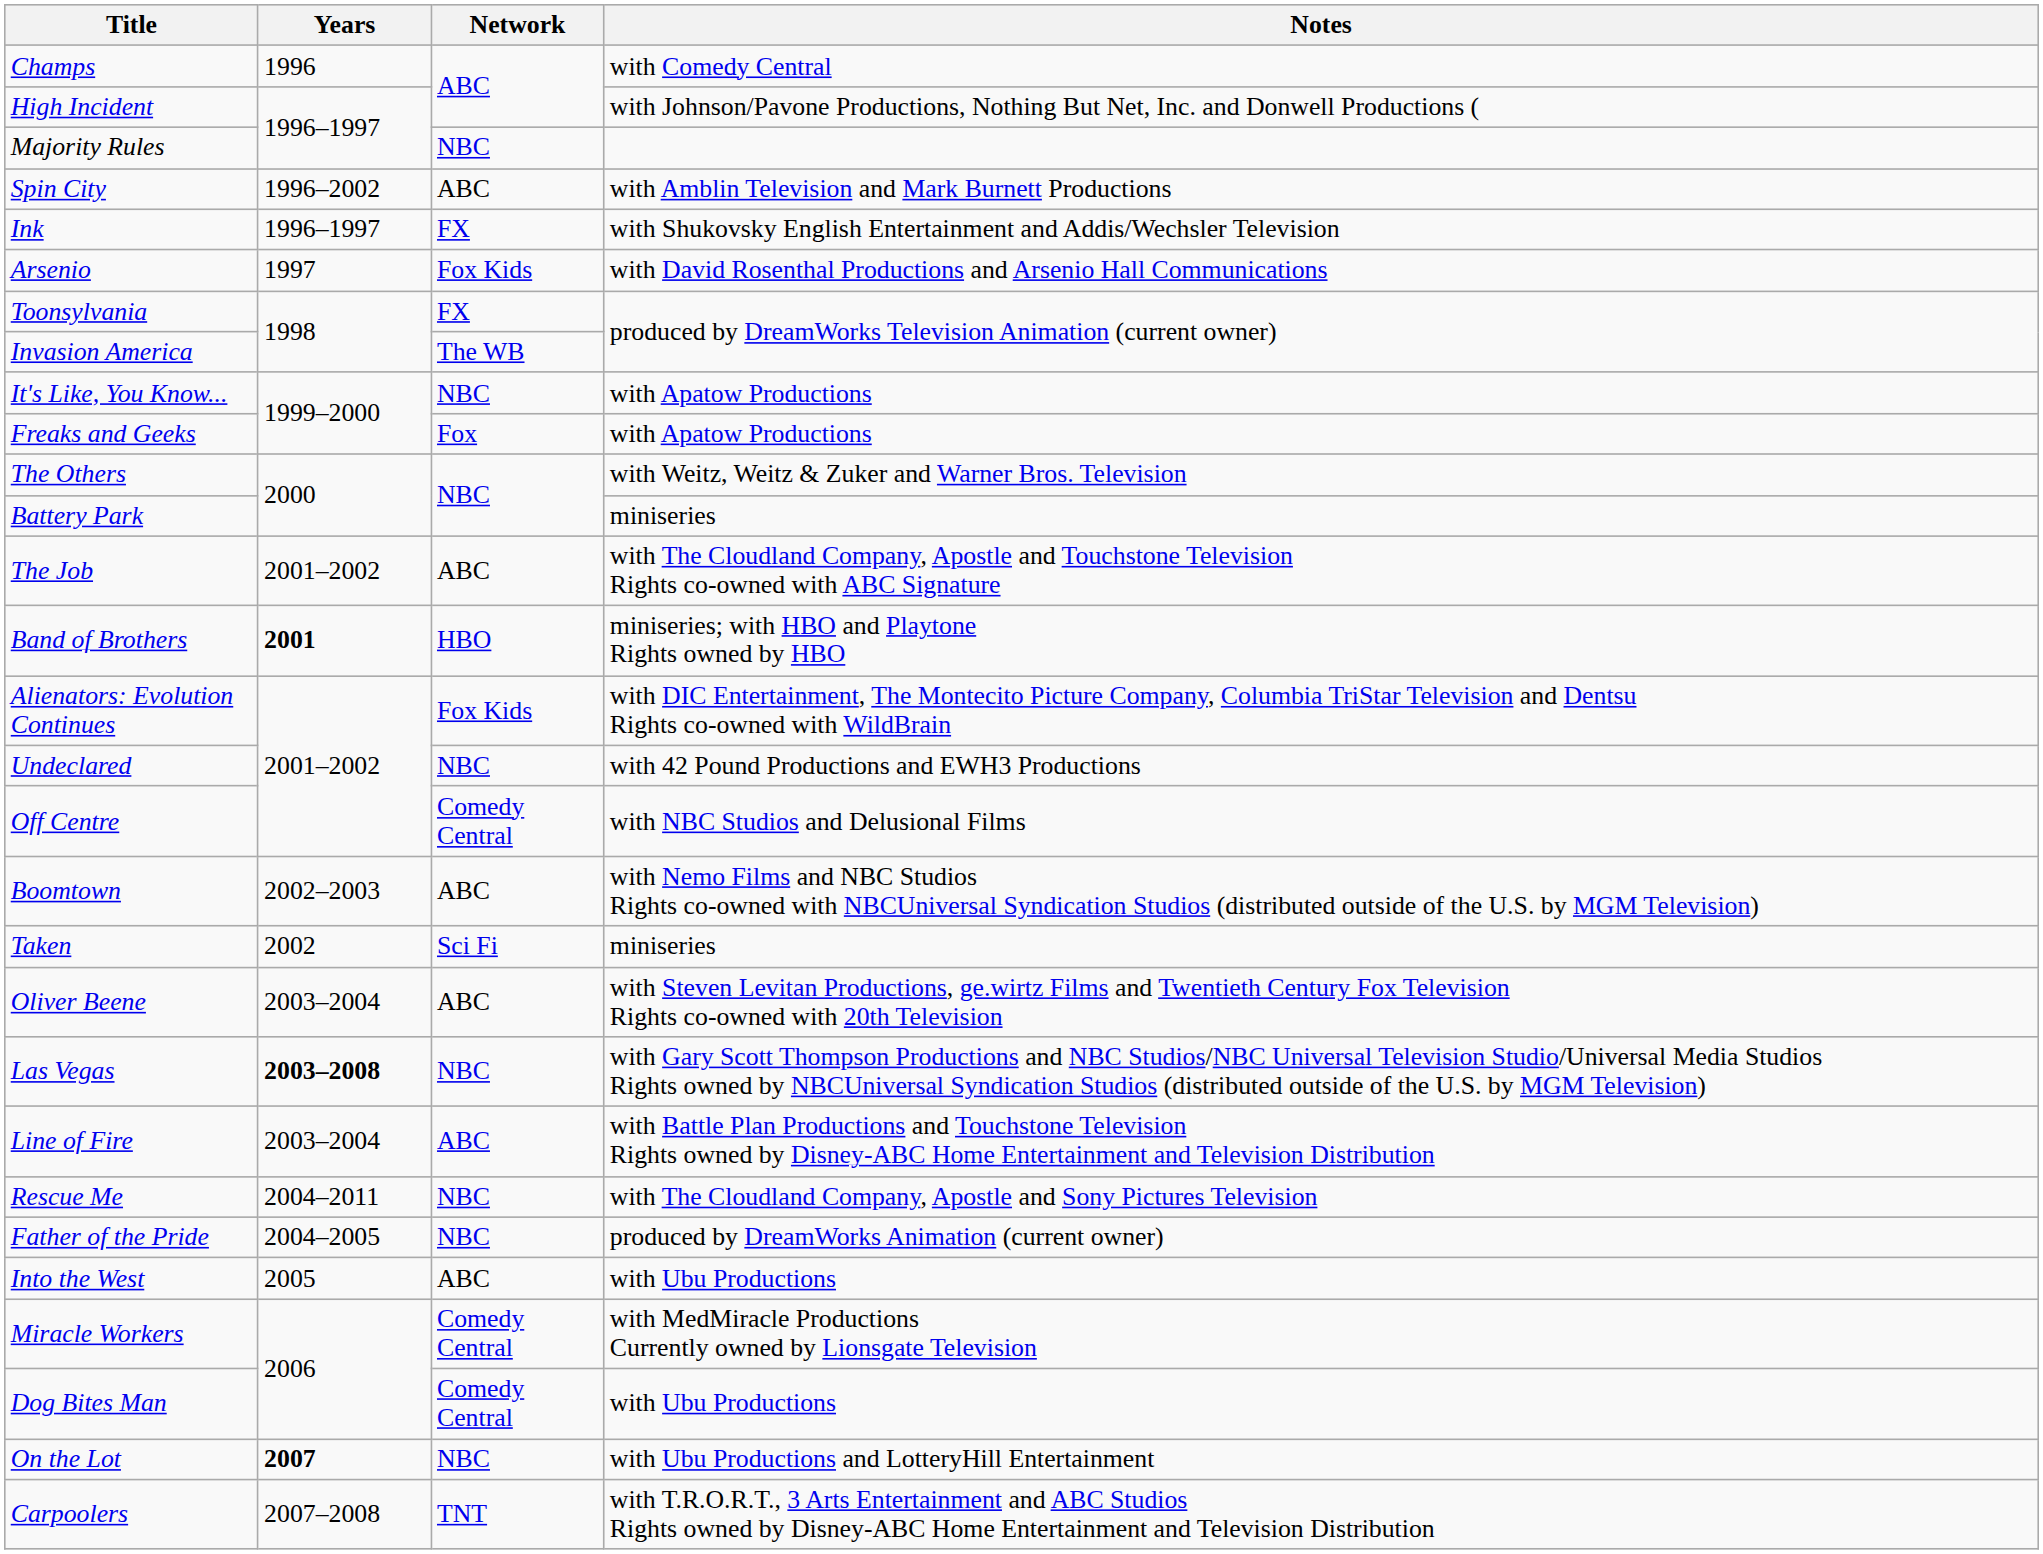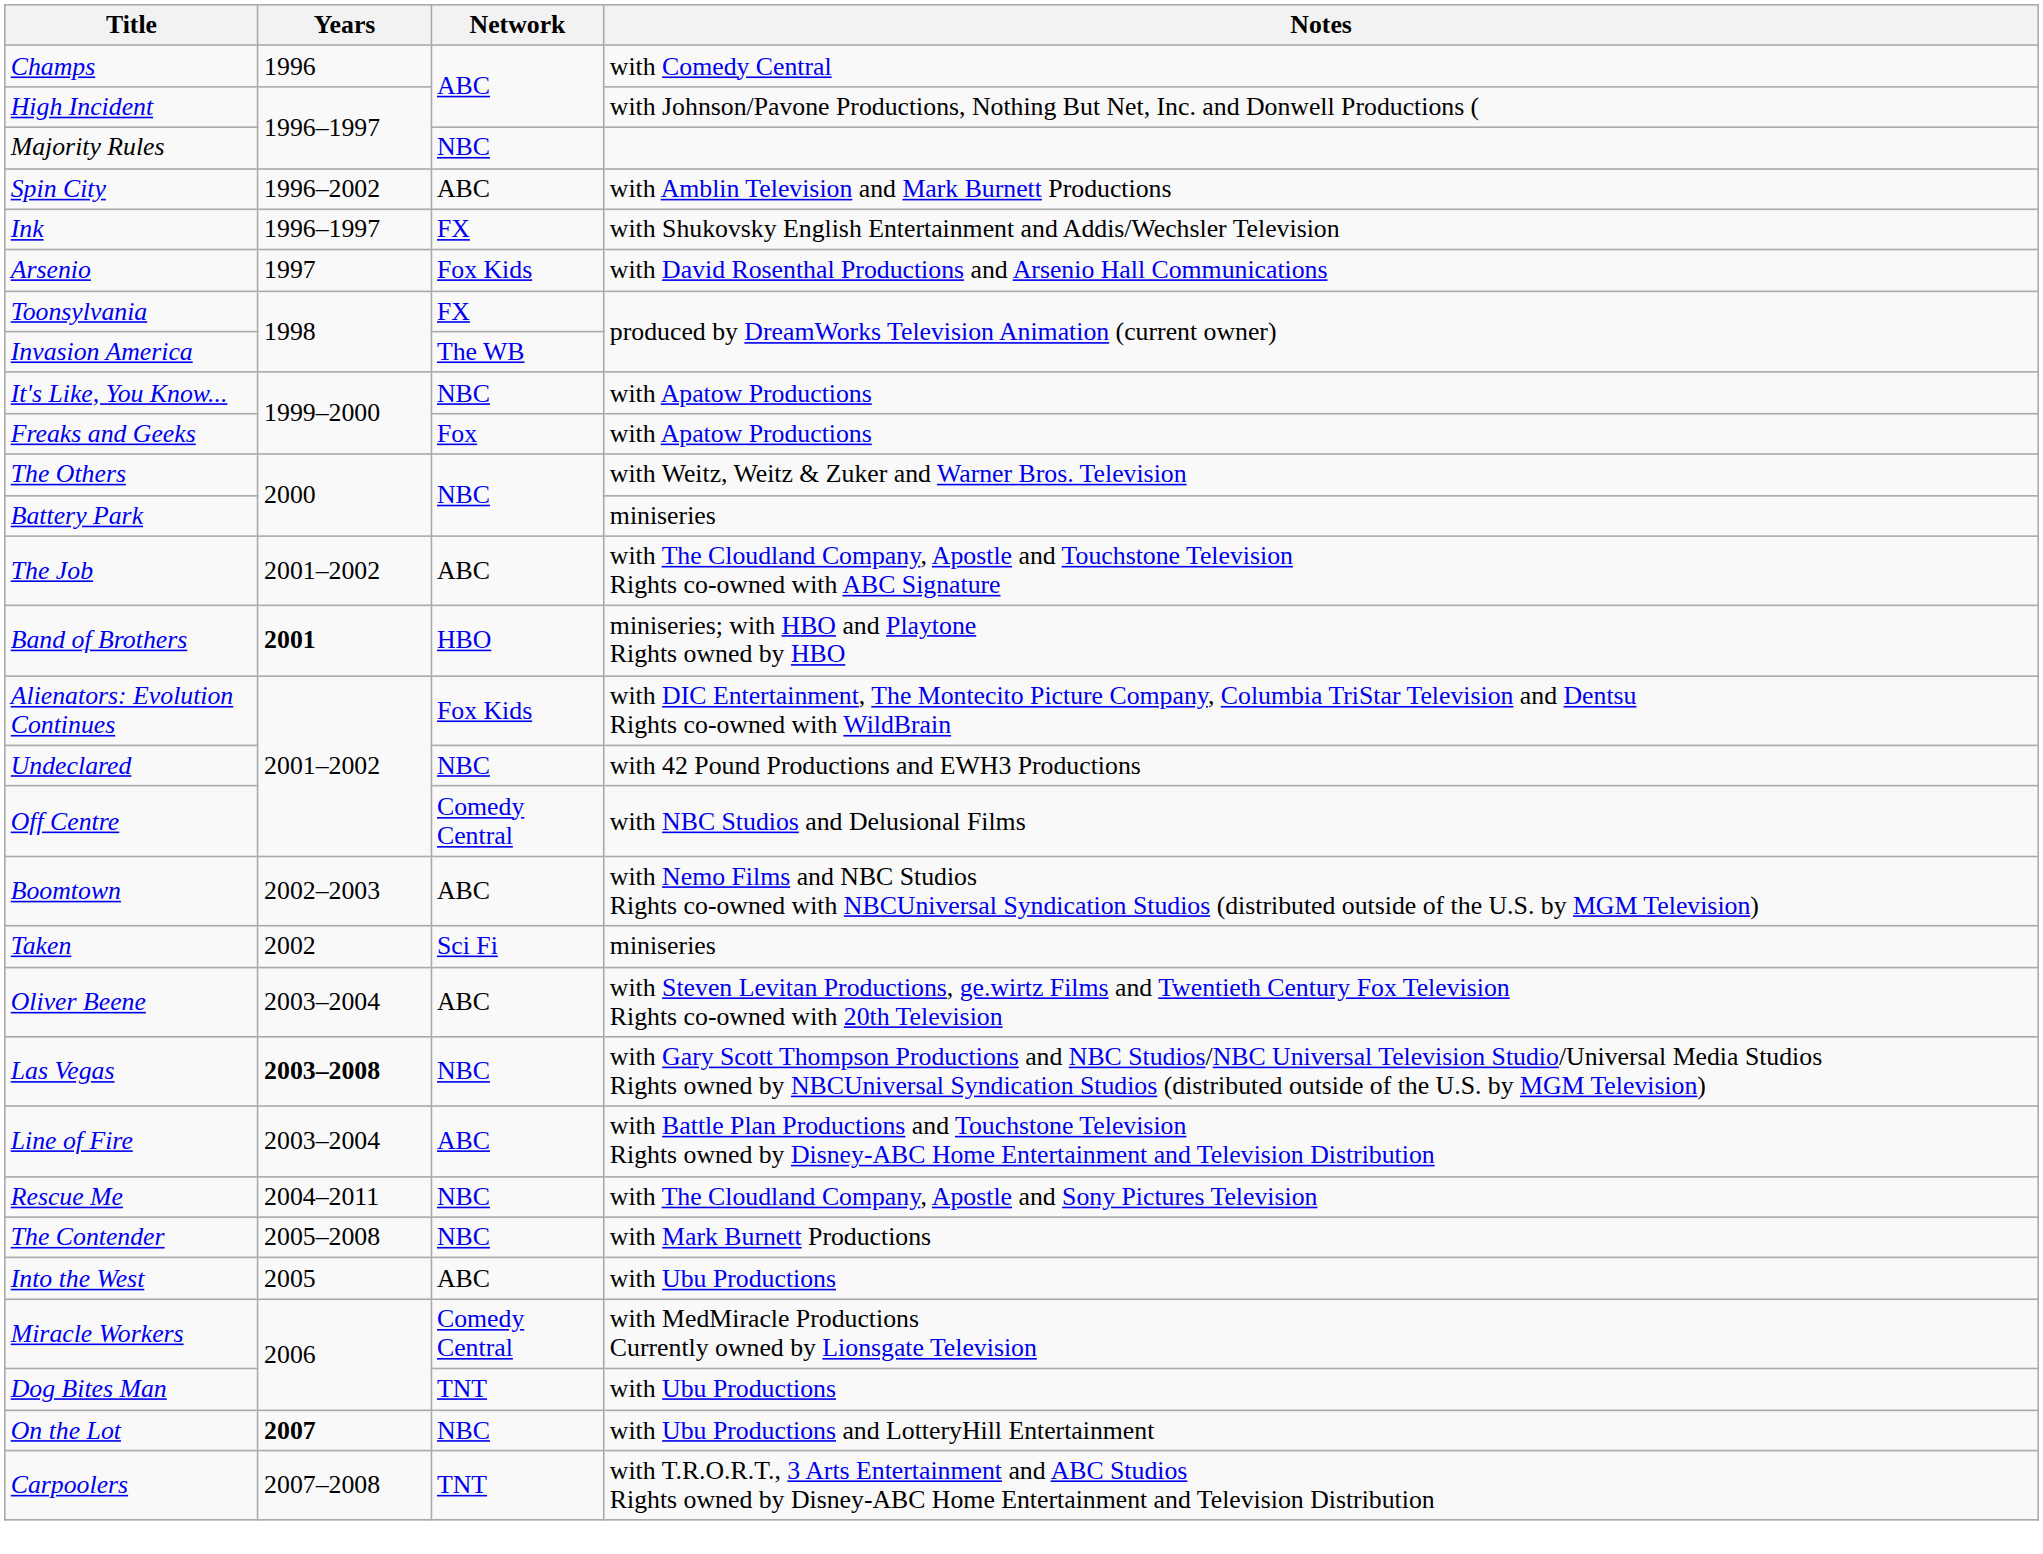- row: (110, 1237)
+ row: (88, 1237)
(481, 1403) Comedy Central -> (462, 1388) TNT
